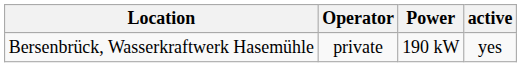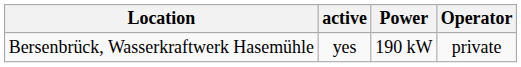columns swapped: (358, 18) <-> (490, 18)
